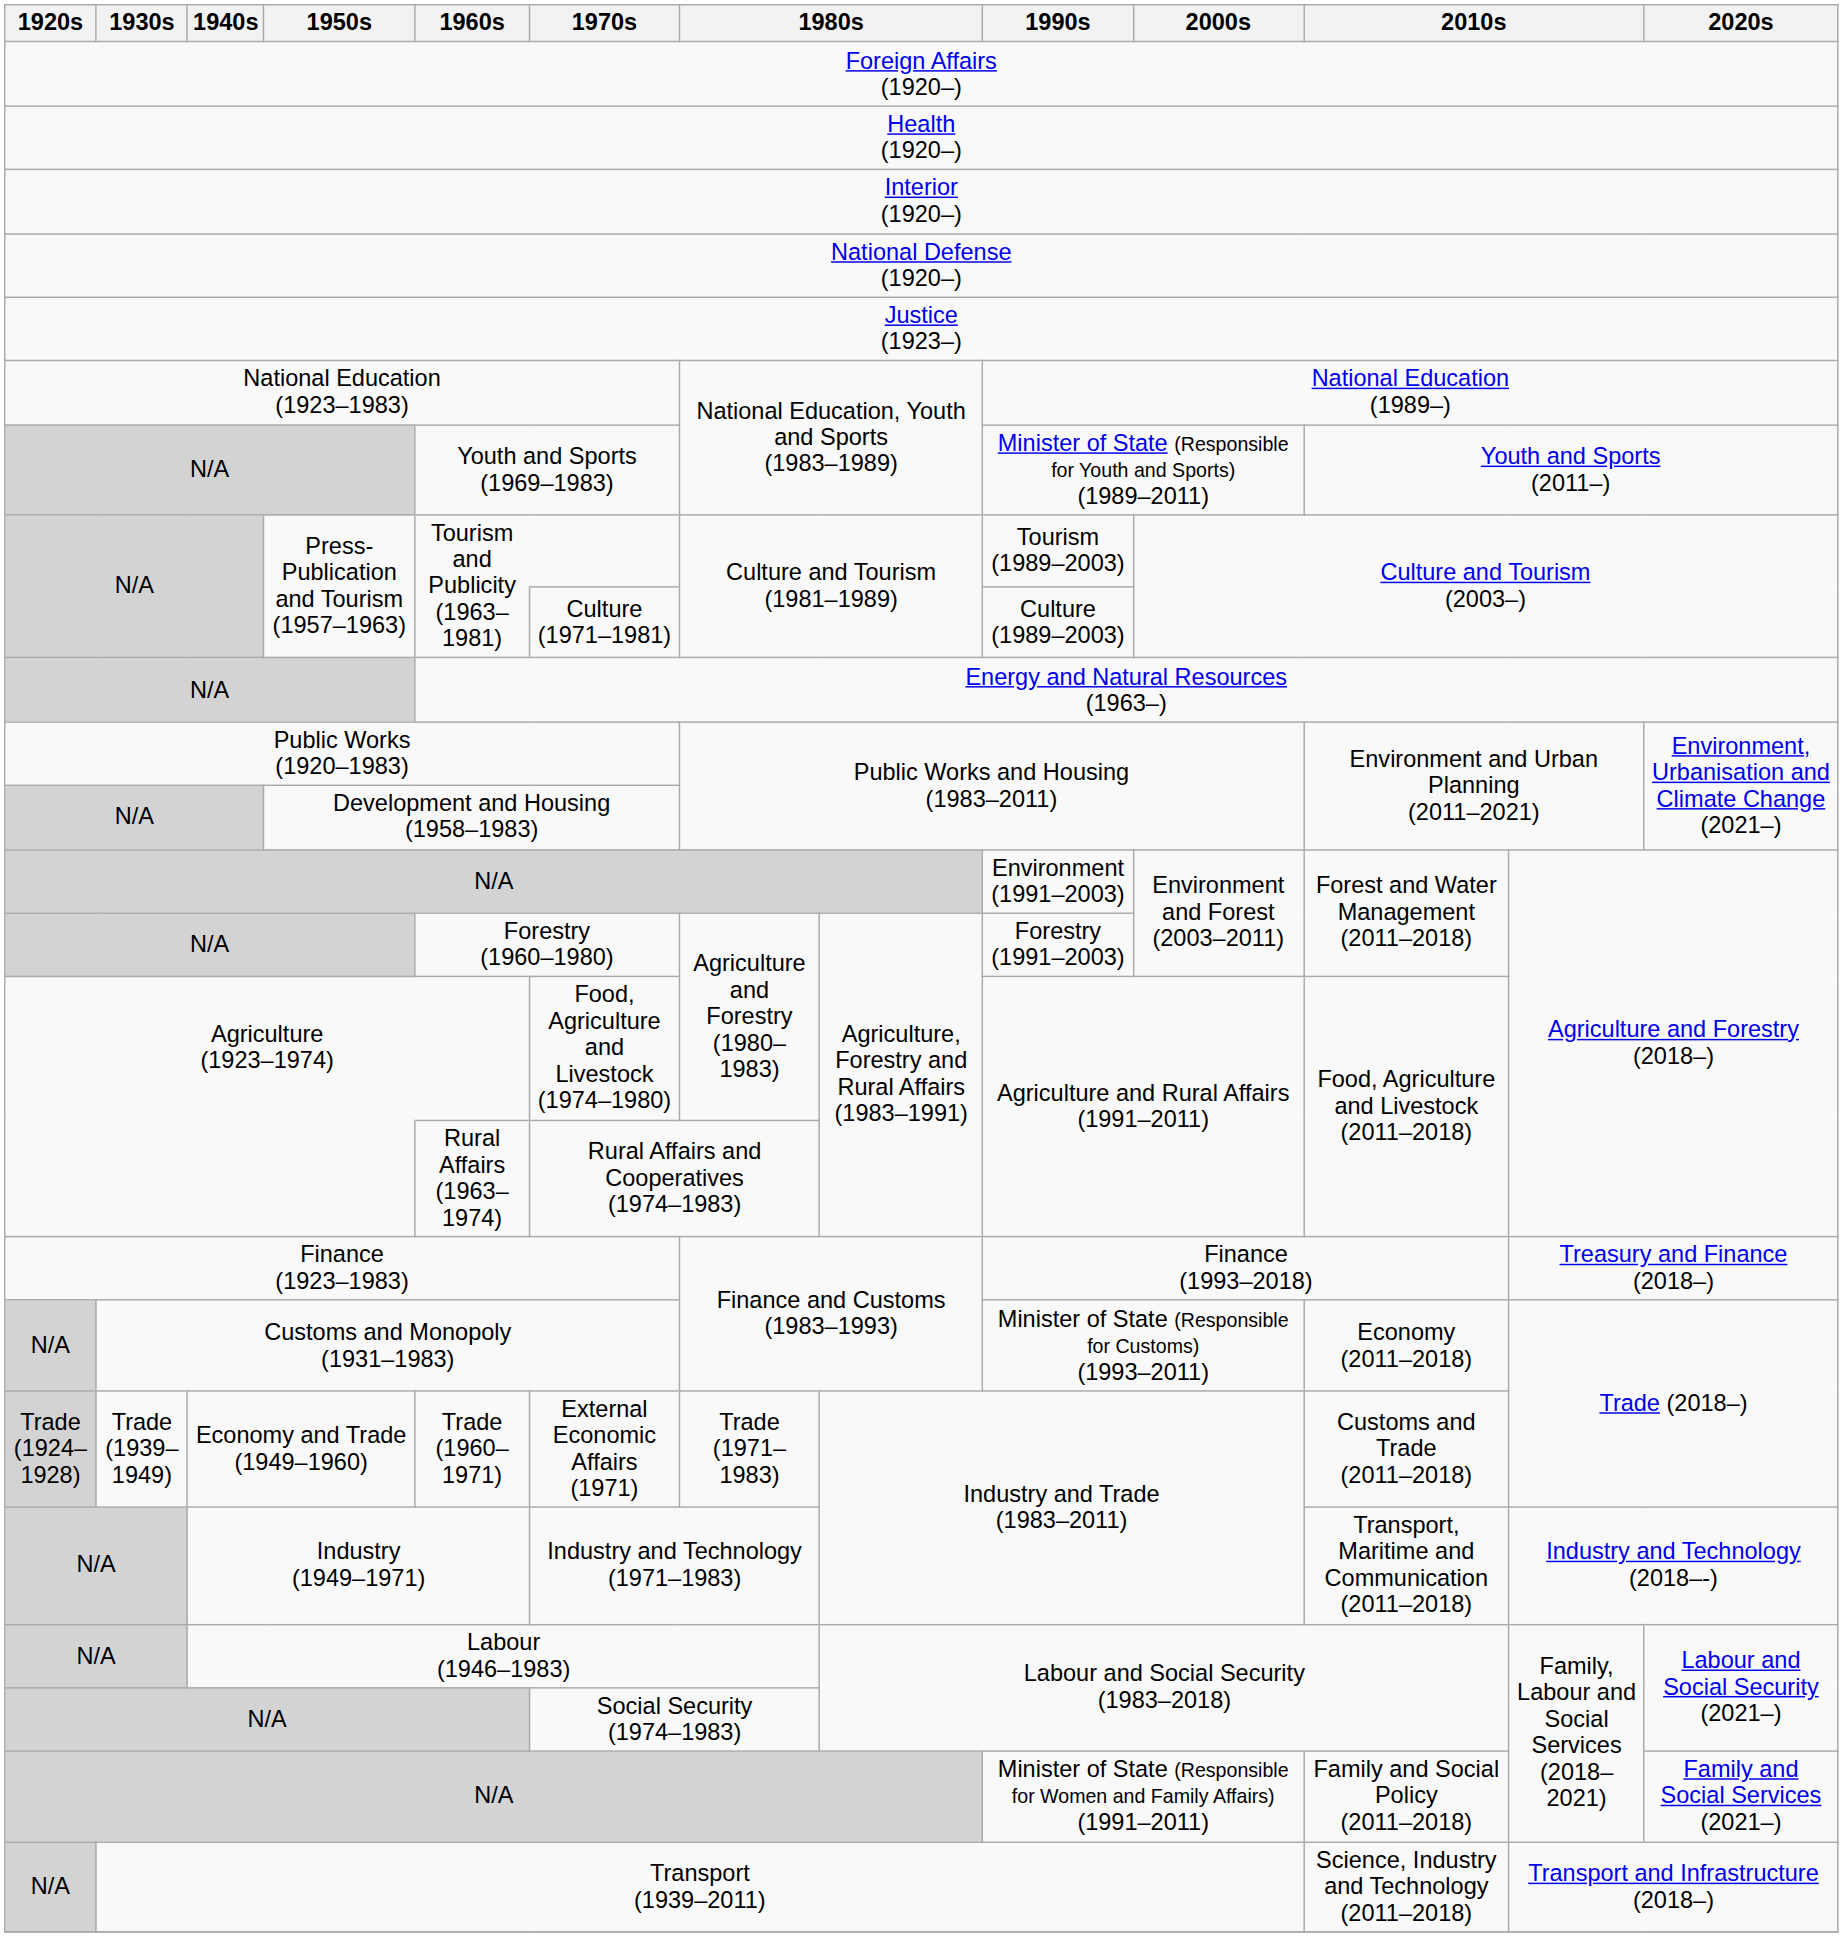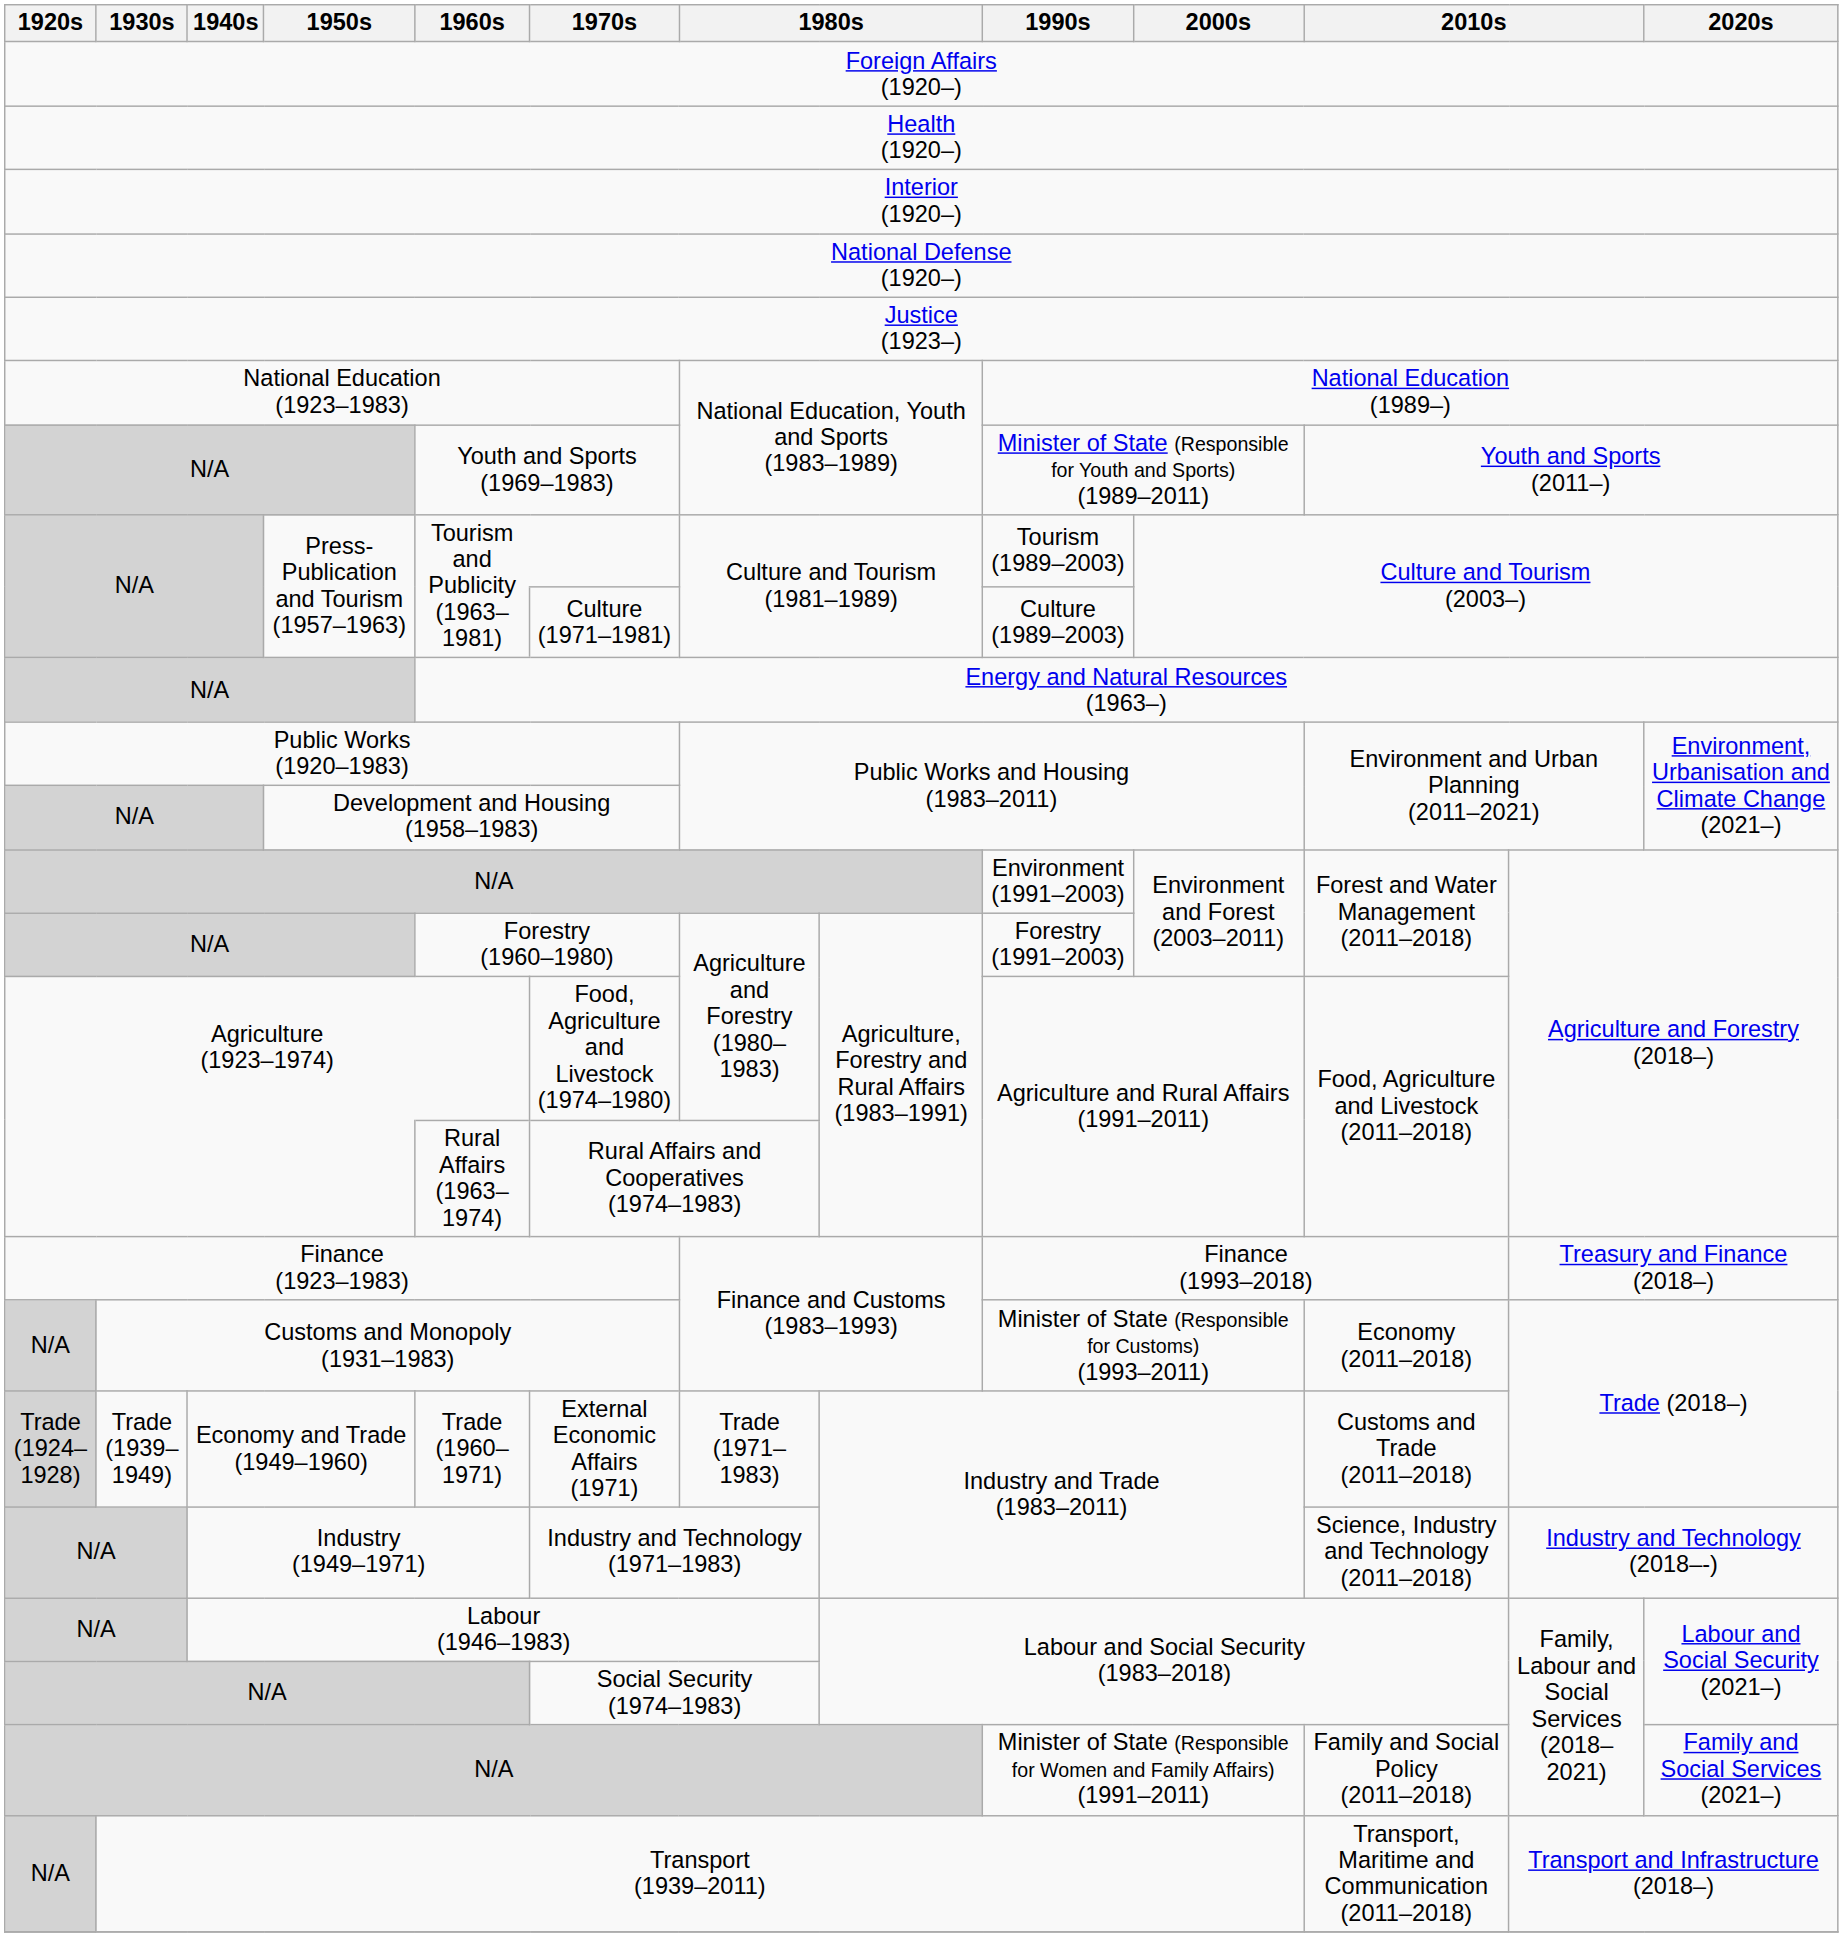(1406, 1565) Transport, Maritime and Communication (2011–2018) -> (1406, 1552) Science, Industry and Technology (2011–2018)
(1406, 1886) Science, Industry and Technology (2011–2018) -> (1406, 1873) Transport, Maritime and Communication (2011–2018)
